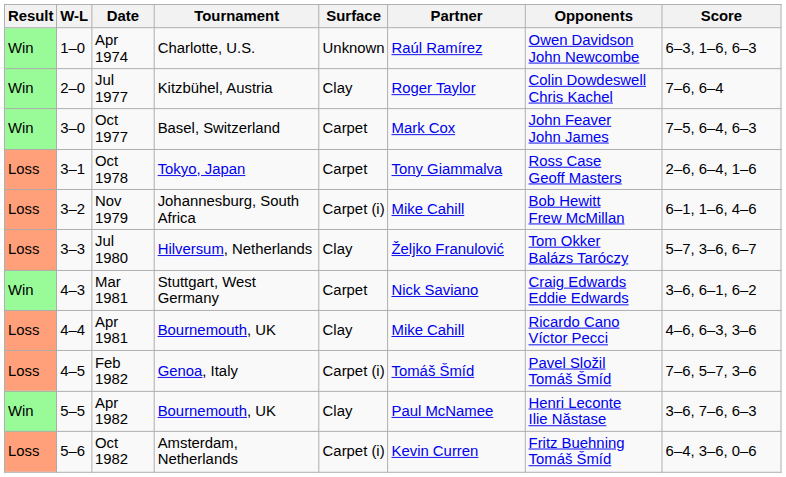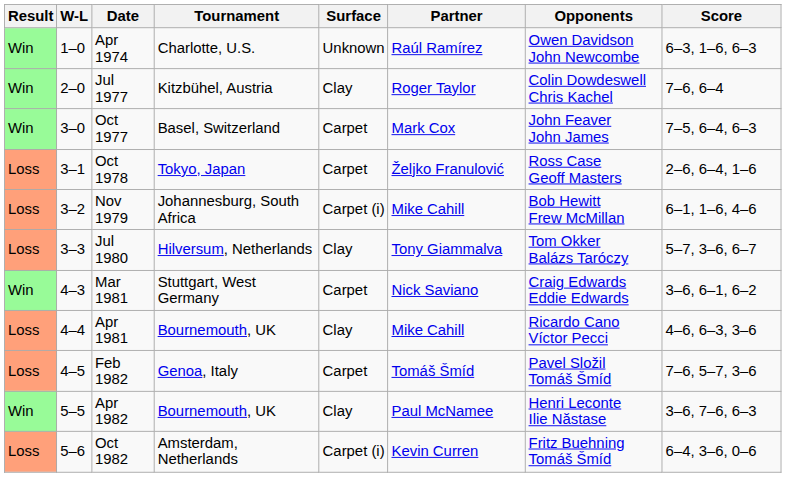(447, 169) Tony Giammalva -> (448, 169) Željko Franulović
(448, 249) Željko Franulović -> (447, 249) Tony Giammalva
(354, 370) Carpet (i) -> (345, 370) Carpet
